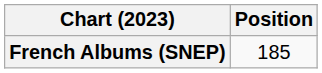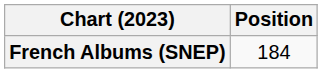(274, 51) 185 -> (274, 51) 184
